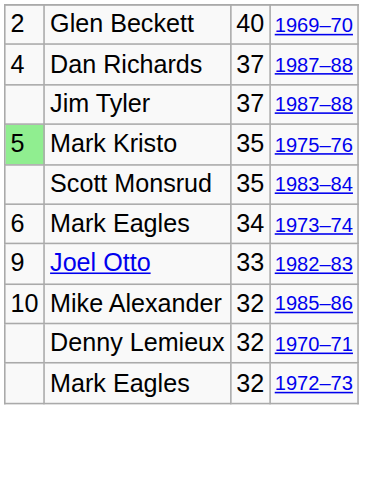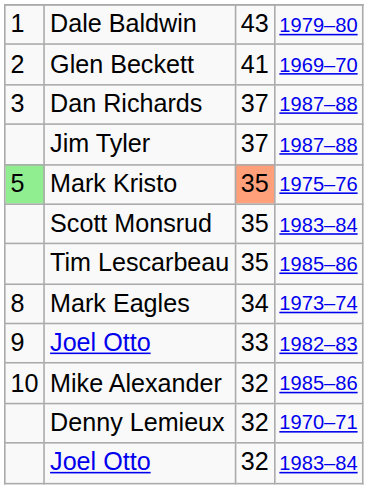+ row: (123, 24)
(250, 24) 40 -> (255, 64) 41
(18, 64) 4 -> (18, 104) 3
(250, 143) no background -> (255, 183) lightsalmon background
+ row: (140, 263)
(18, 223) 6 -> (18, 303) 8
- row: (120, 382)
+ row: (100, 462)
